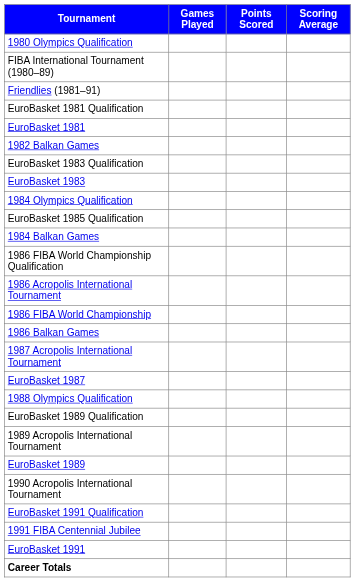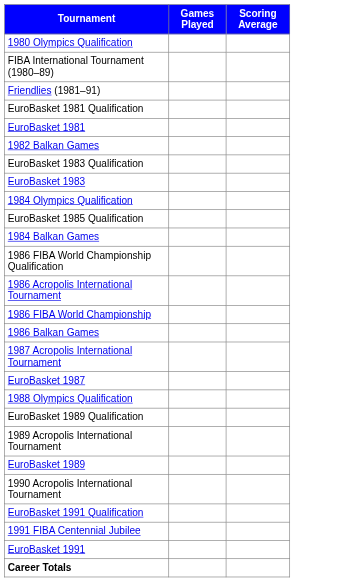- column: (256, 19)
